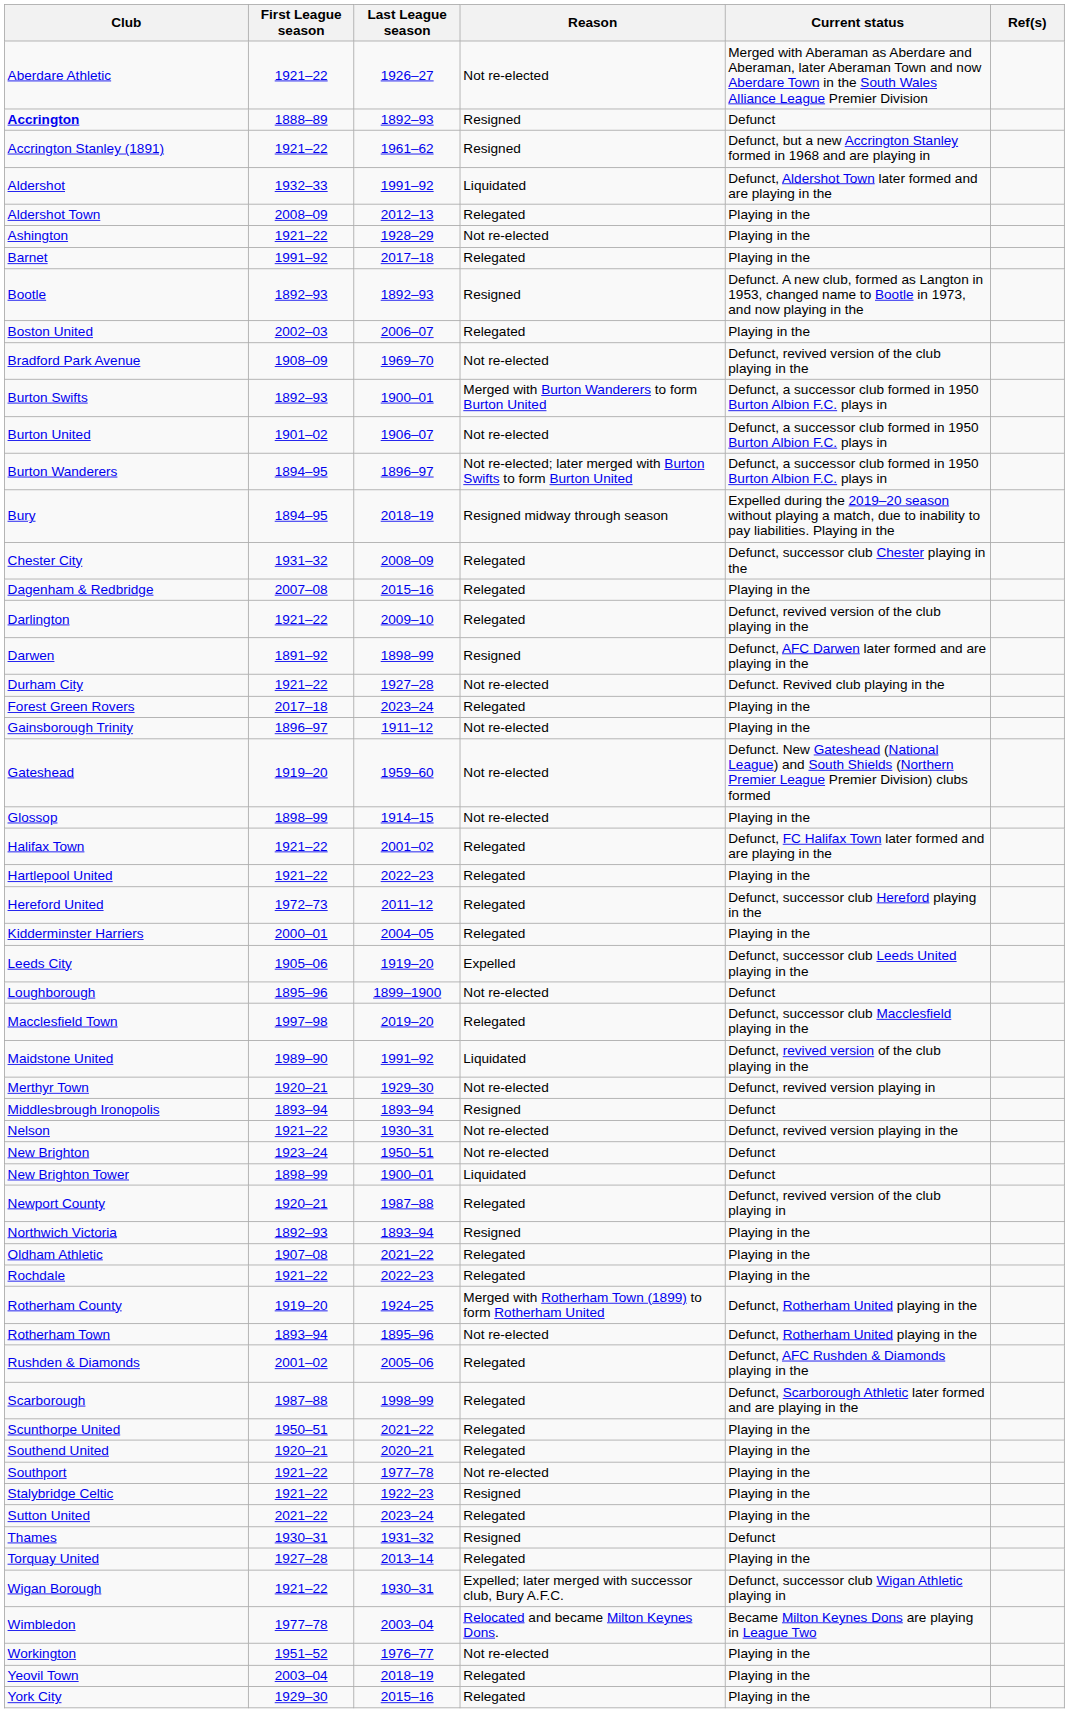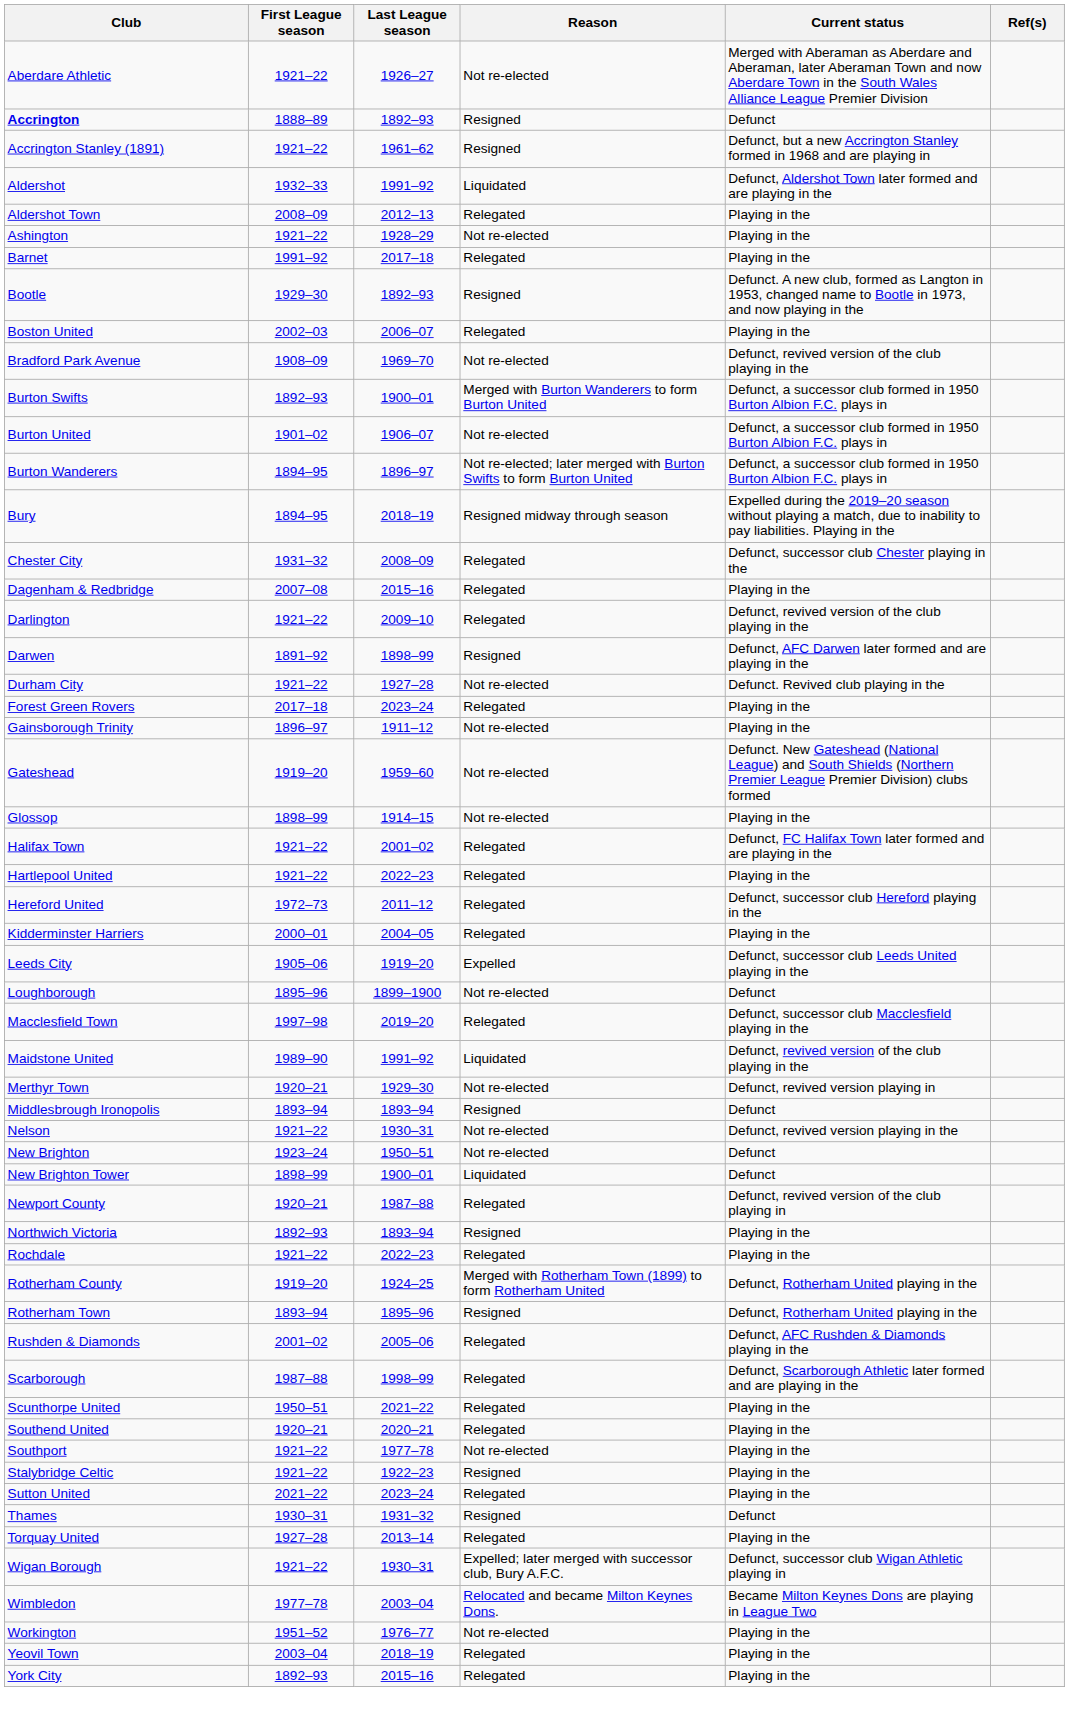(301, 294) 1892–93 -> (301, 294) 1929–30
- row: (55, 1254)
(506, 1334) Not re-elected -> (492, 1312) Resigned
(301, 1697) 1929–30 -> (301, 1675) 1892–93
